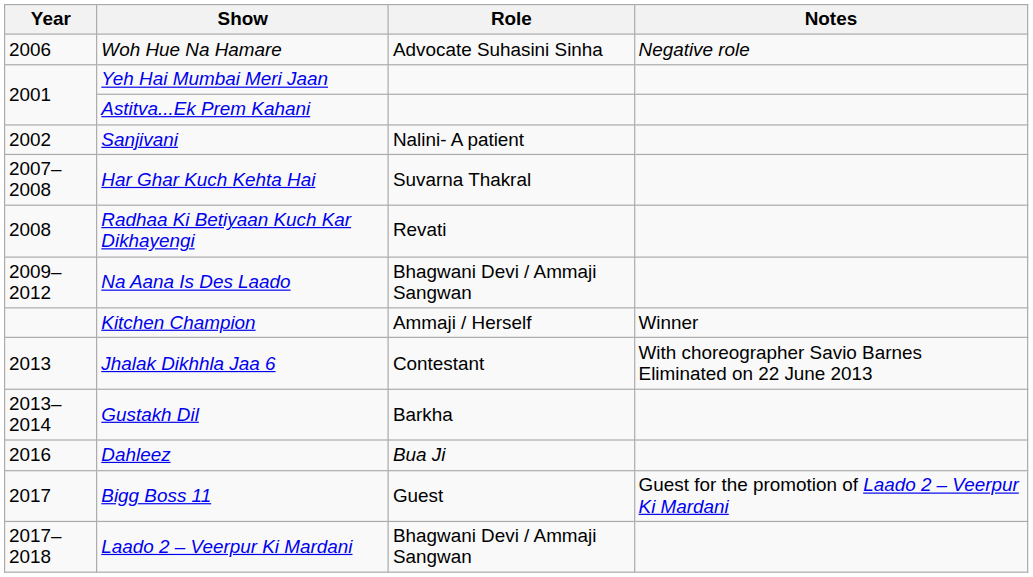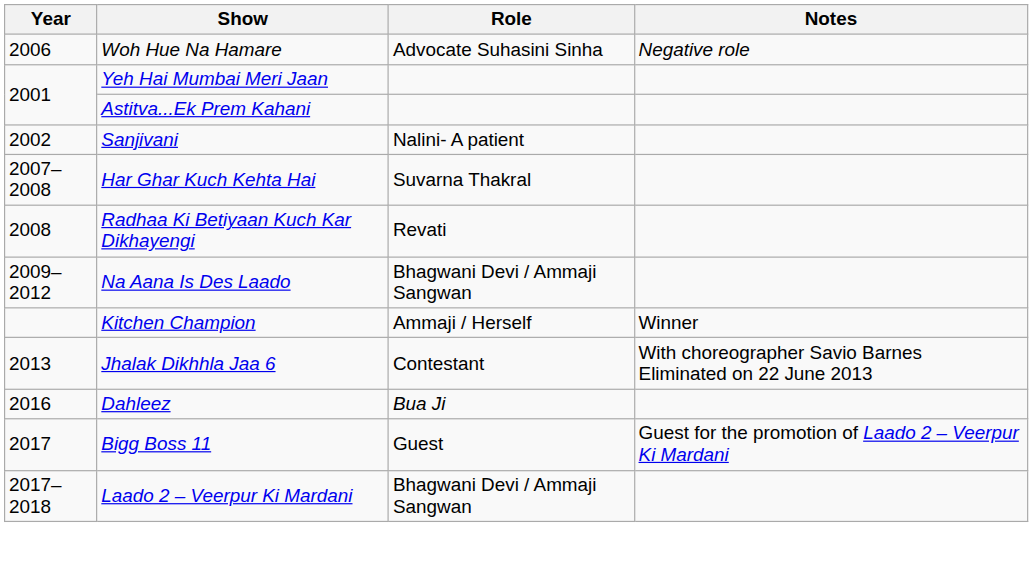- row: (150, 414)
